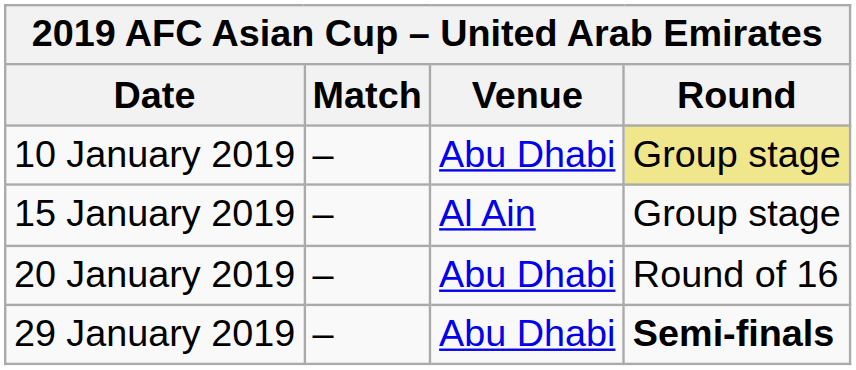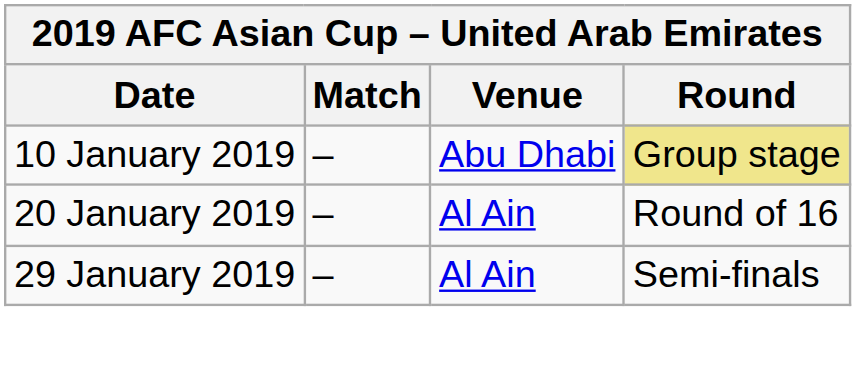- row: (155, 214)
(527, 273) Abu Dhabi -> (487, 214) Al Ain
(527, 333) Abu Dhabi -> (487, 273) Al Ain
(734, 333) bold -> (726, 273) normal
